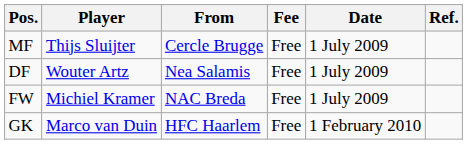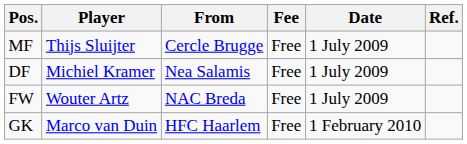(87, 71) Wouter Artz -> (100, 71) Michiel Kramer
(100, 98) Michiel Kramer -> (87, 98) Wouter Artz
